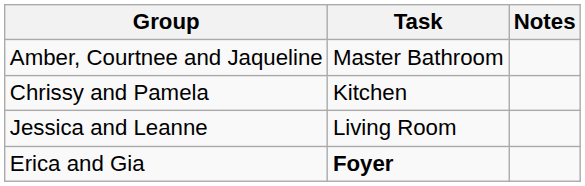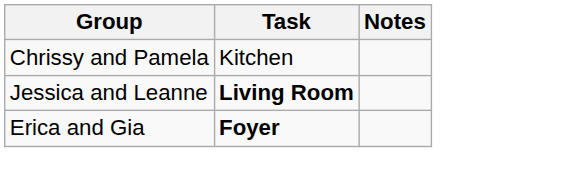- row: (166, 57)
(395, 127) normal -> (286, 92) bold
